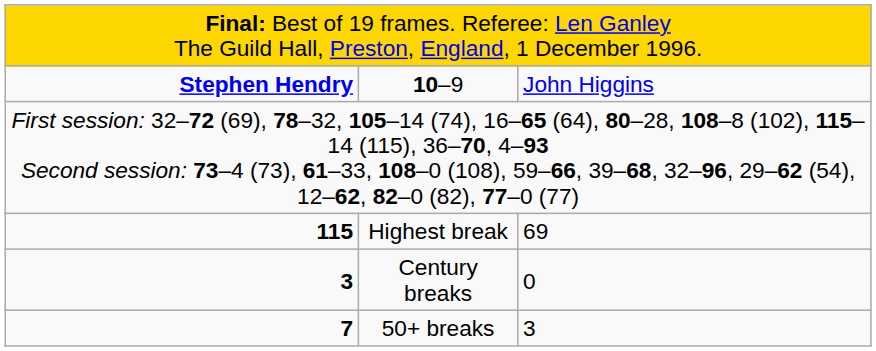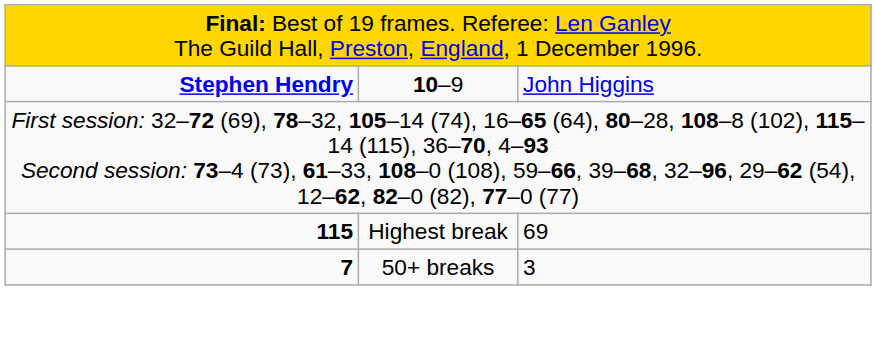- row: (438, 280)
